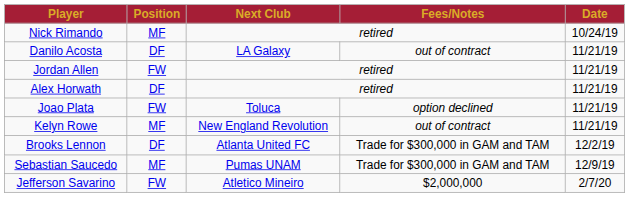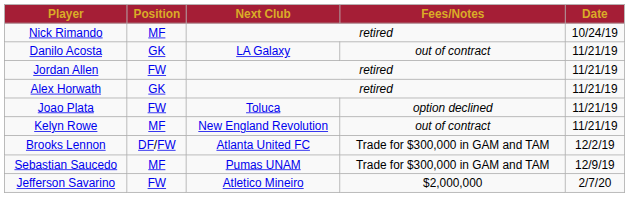(157, 51) DF -> (157, 51) GK
(157, 89) DF -> (157, 89) GK
(157, 145) DF -> (157, 145) DF/FW
